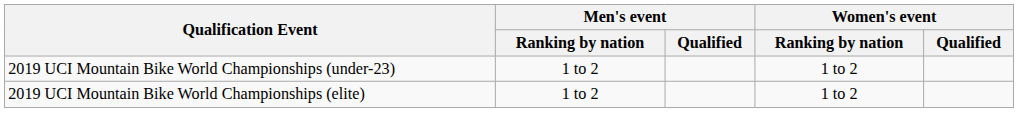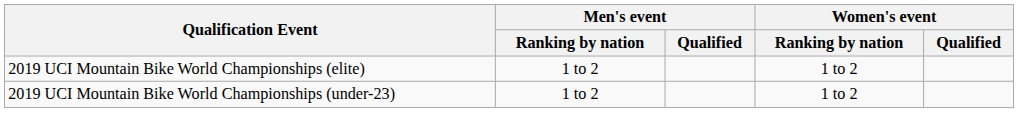rows swapped: (187, 94) <-> (202, 68)
